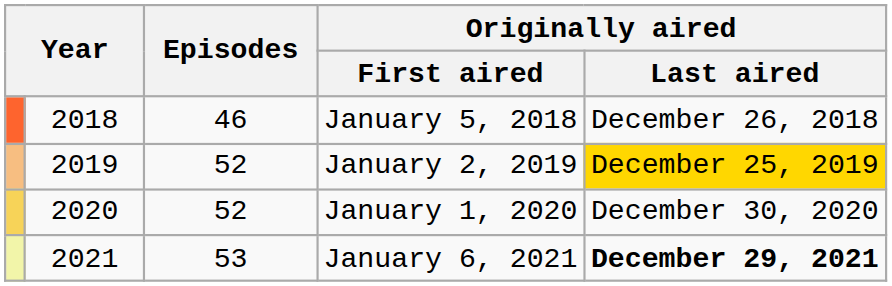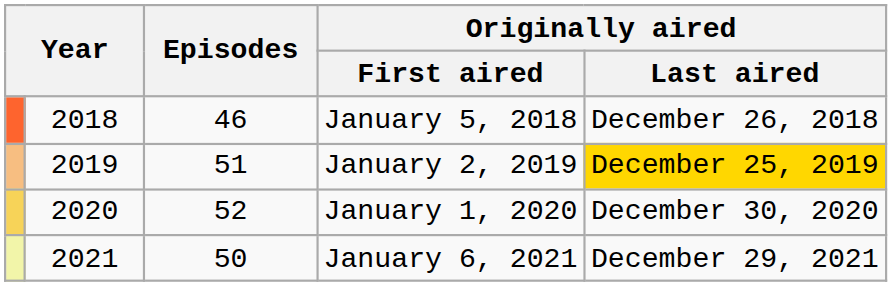(231, 166) 52 -> (231, 166) 51
(231, 258) 53 -> (231, 258) 50
(735, 258) bold -> (735, 258) normal
